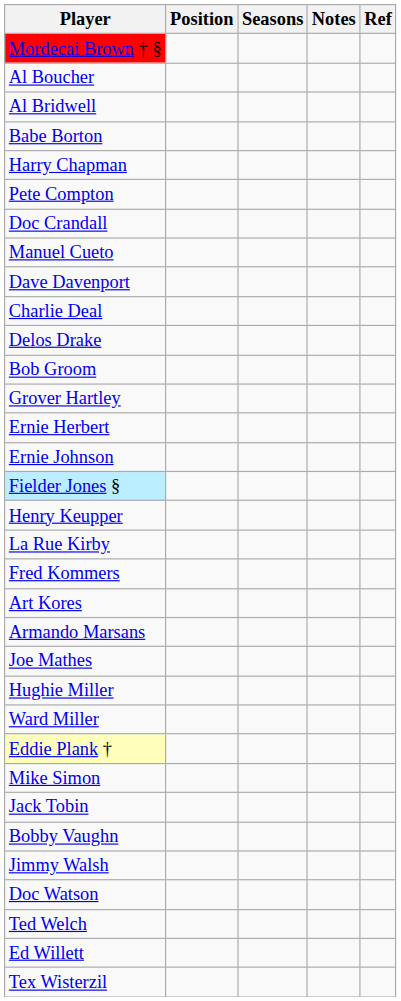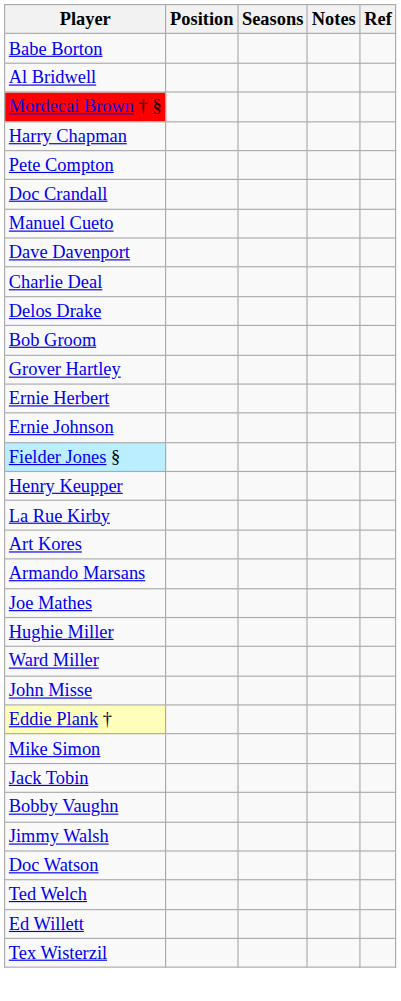rows swapped: (56, 135) <-> (85, 48)
- row: (51, 77)
- row: (64, 573)
+ row: (50, 690)
